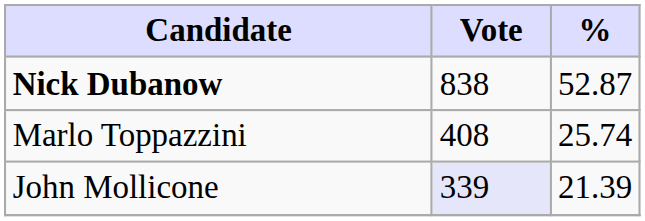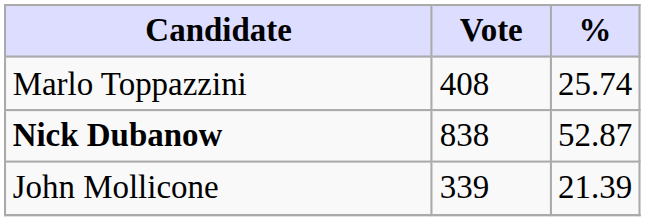rows swapped: (117, 82) <-> (130, 135)
(465, 187) lavender background -> (465, 187) no background
